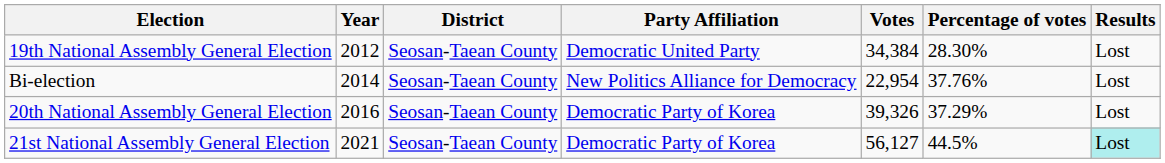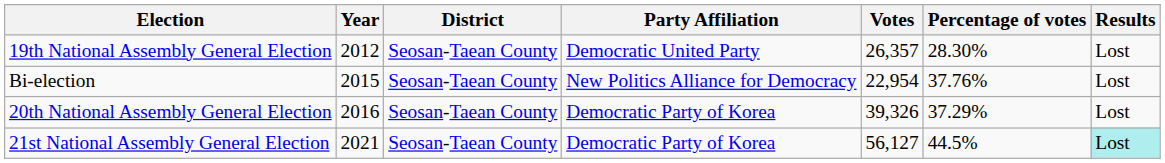(892, 50) 34,384 -> (892, 50) 26,357
(360, 81) 2014 -> (360, 81) 2015
